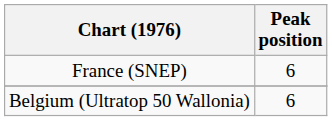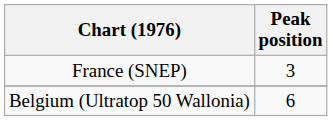(291, 70) 6 -> (291, 70) 3
